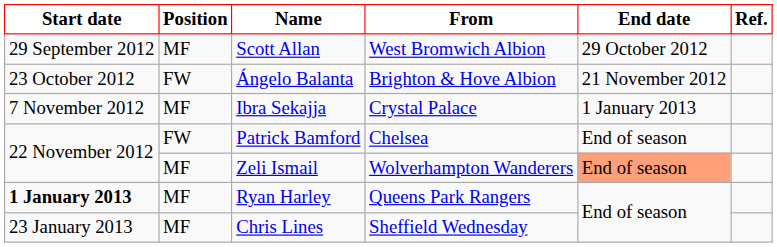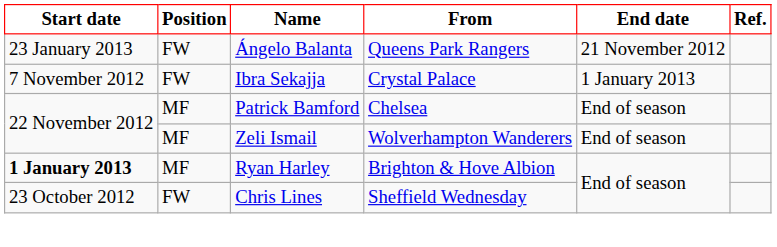- row: (278, 49)
(72, 78) 23 October 2012 -> (71, 49) 23 January 2013
(462, 78) Brighton & Hove Albion -> (449, 49) Queens Park Rangers
(177, 108) MF -> (176, 78) FW
(177, 138) FW -> (176, 108) MF
(634, 167) lightsalmon background -> (633, 138) no background
(450, 197) Queens Park Rangers -> (461, 167) Brighton & Hove Albion
(71, 227) 23 January 2013 -> (72, 197) 23 October 2012
(177, 227) MF -> (176, 197) FW
